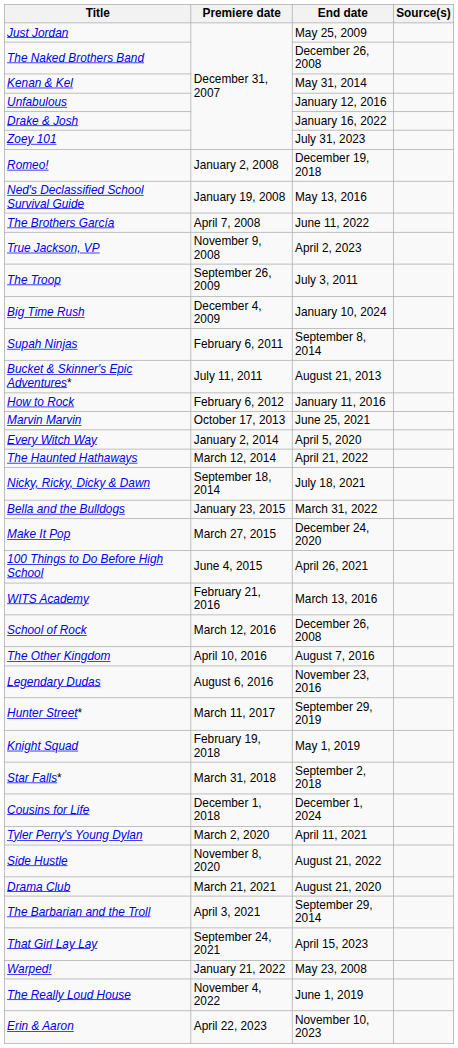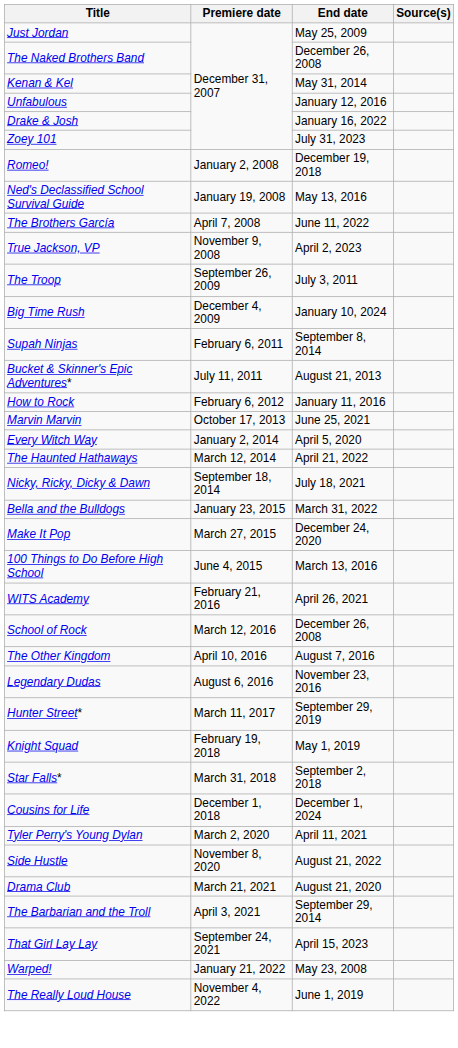(332, 566) April 26, 2021 -> (336, 566) March 13, 2016
(336, 598) March 13, 2016 -> (332, 598) April 26, 2021
- row: (40, 1027)
